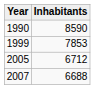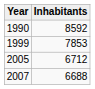(76, 28) 8590 -> (76, 28) 8592
